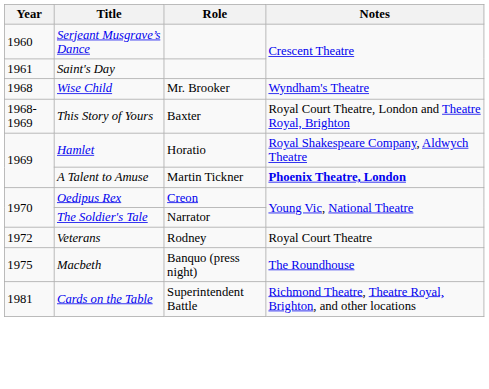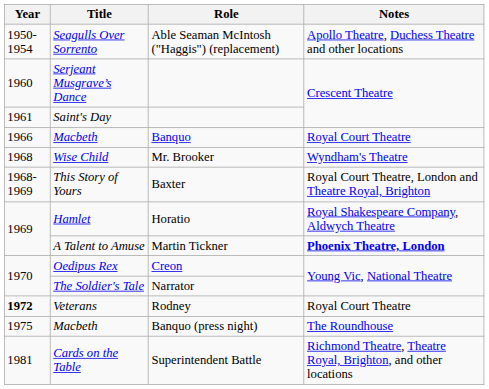+ row: (89, 41)
+ row: (75, 137)
(20, 237) normal -> (20, 306) bold
